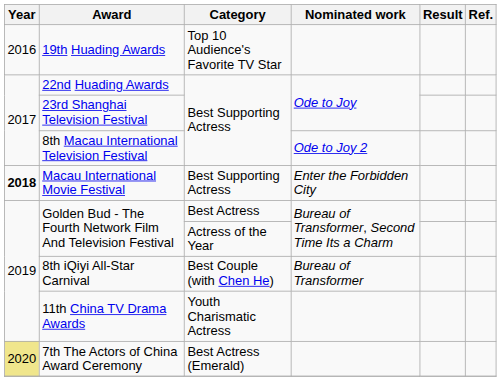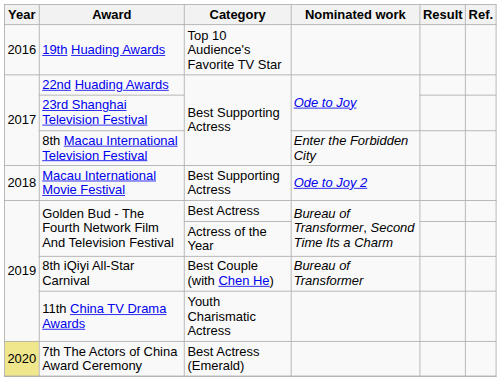(330, 148) Ode to Joy 2 -> (351, 148) Enter the Forbidden City
(22, 183) bold -> (22, 183) normal
(351, 183) Enter the Forbidden City -> (330, 183) Ode to Joy 2
